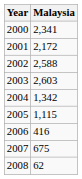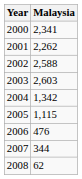(45, 47) 2,172 -> (45, 47) 2,262
(41, 132) 416 -> (41, 132) 476
(41, 149) 675 -> (41, 149) 344
